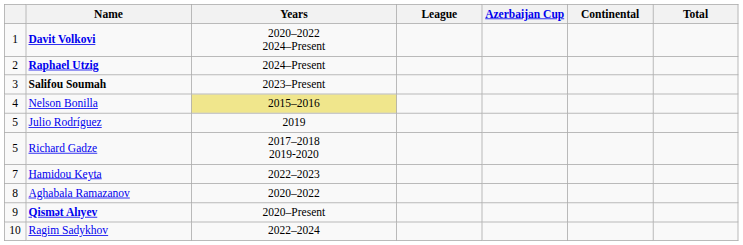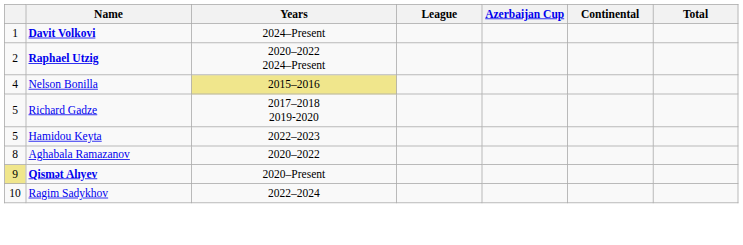(294, 40) 2020–2022 2024–Present -> (294, 33) 2024–Present
(294, 65) 2024–Present -> (294, 59) 2020–2022 2024–Present
- row: (67, 84)
- row: (65, 122)
(15, 174) 7 -> (15, 136) 5
(15, 212) no background -> (15, 174) khaki background
